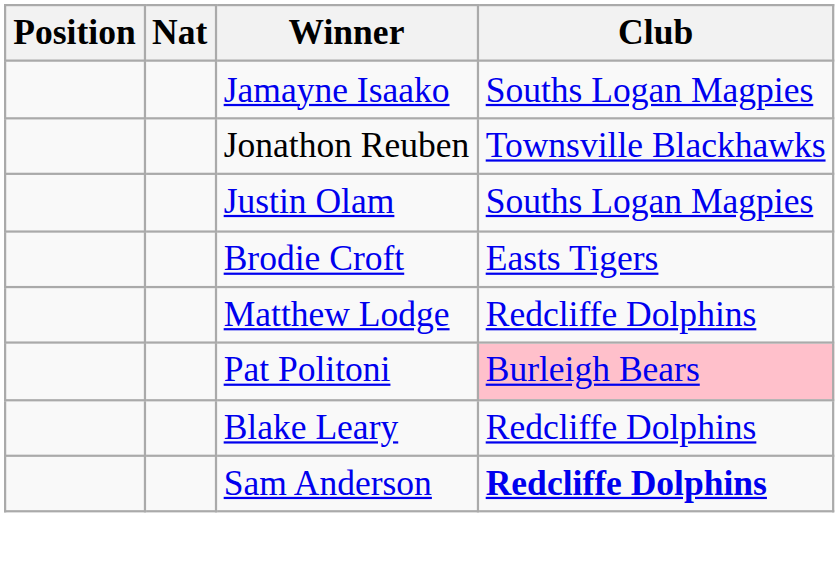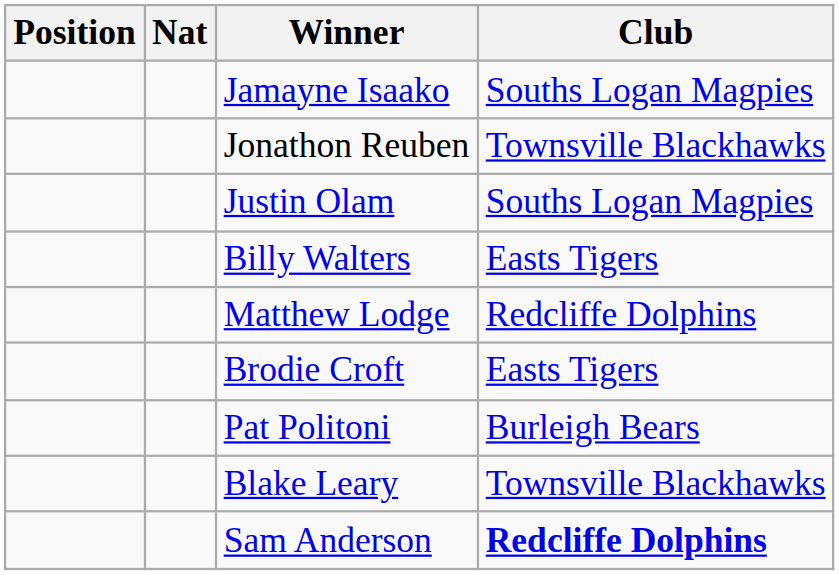+ row: (317, 257)
rows swapped: (314, 257) <-> (337, 314)
(593, 370) pink background -> (593, 426) no background
(621, 426) Redcliffe Dolphins -> (656, 483) Townsville Blackhawks
